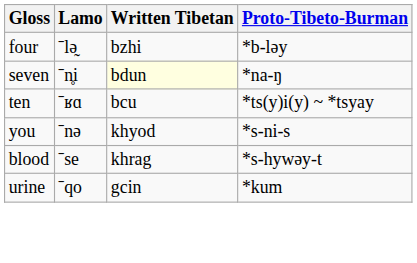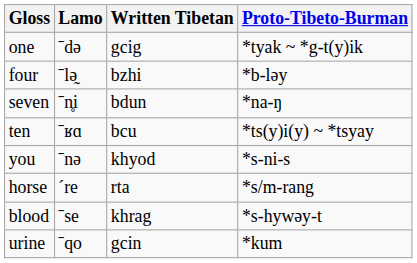+ row: (21, 46)
(129, 74) lightyellow background -> (129, 103) no background
+ row: (28, 187)
